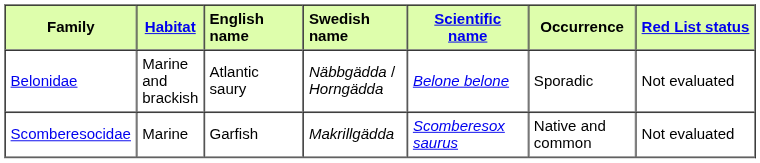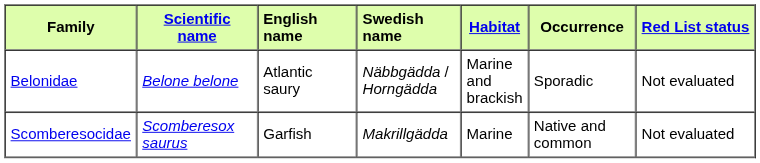columns swapped: (468, 27) <-> (170, 27)
